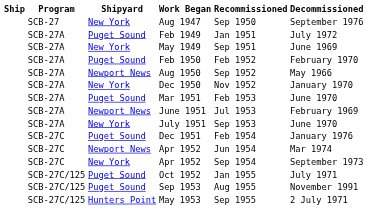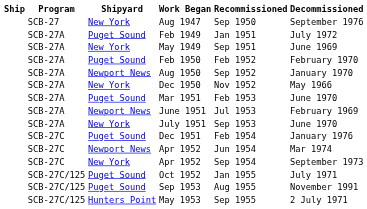(311, 73) May 1966 -> (322, 73) January 1970
(322, 85) January 1970 -> (311, 85) May 1966
